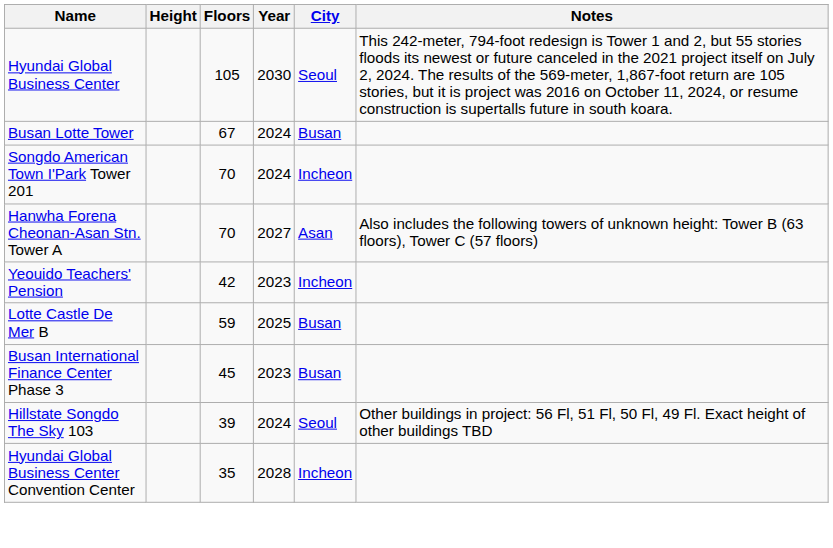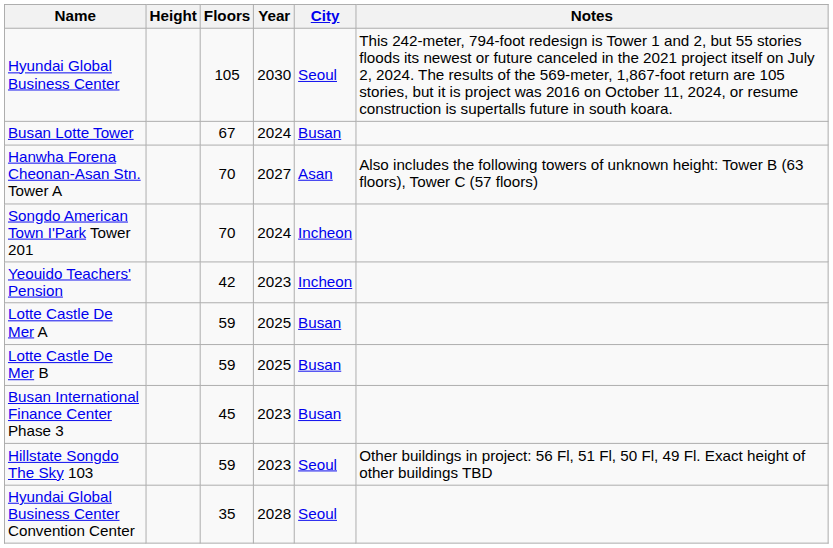rows swapped: (69, 174) <-> (74, 232)
+ row: (60, 323)
(227, 423) 39 -> (227, 464) 59
(274, 423) 2024 -> (274, 464) 2023
(325, 472) Incheon -> (318, 514) Seoul
